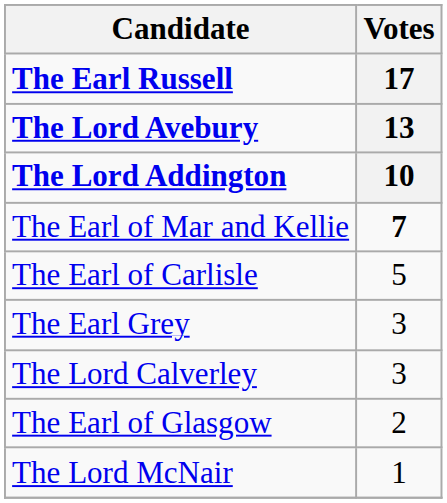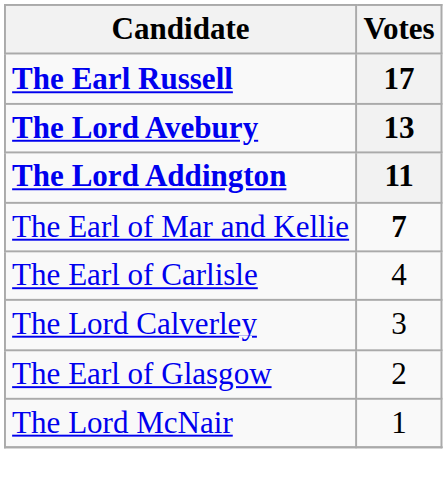(399, 176) 10 -> (399, 176) 11
(399, 275) 5 -> (399, 275) 4
- row: (101, 324)
